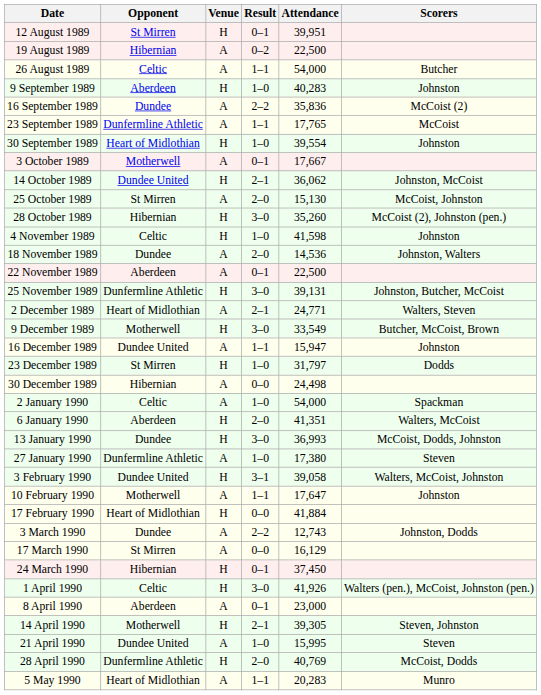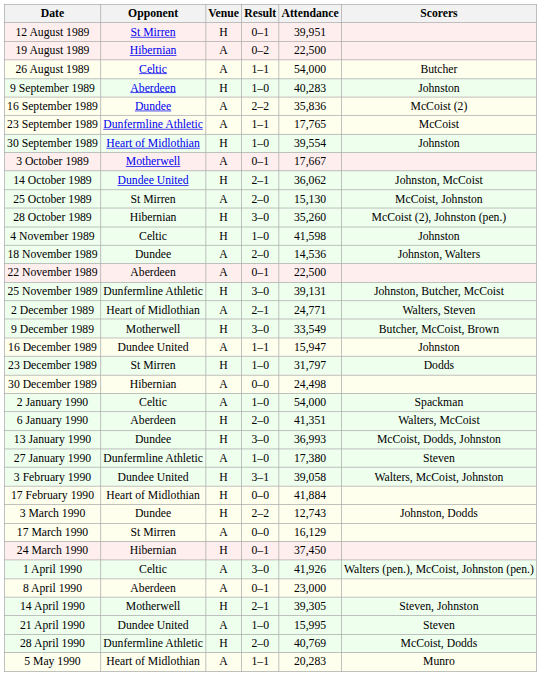- row: (52, 495)
(224, 532) A -> (224, 513) H
(224, 587) H -> (224, 569) A
